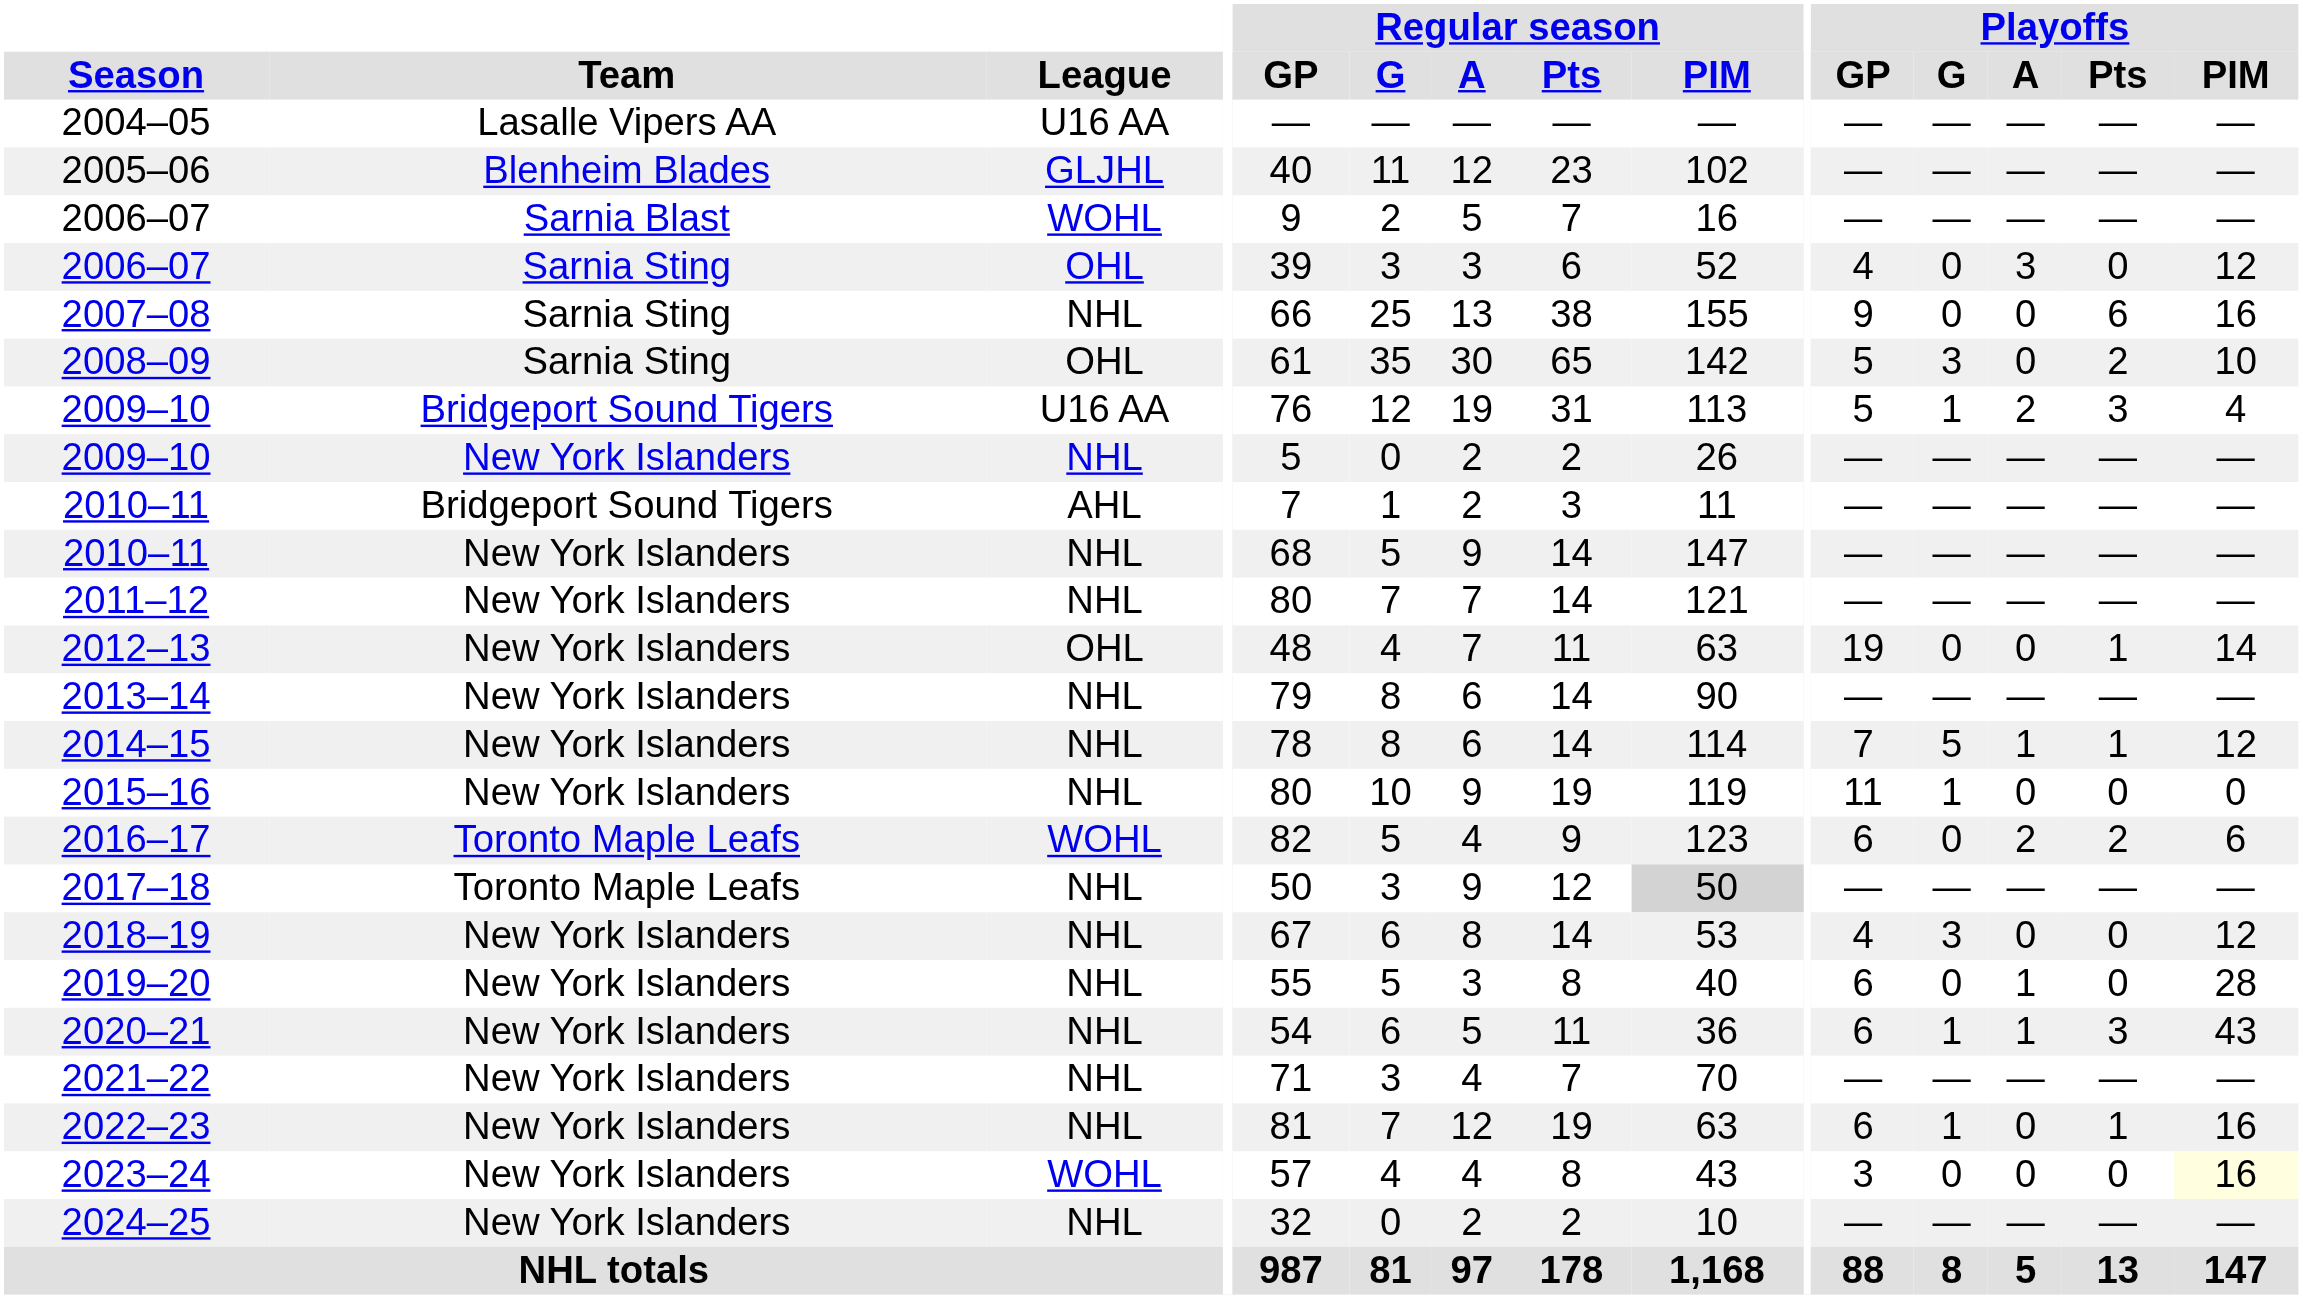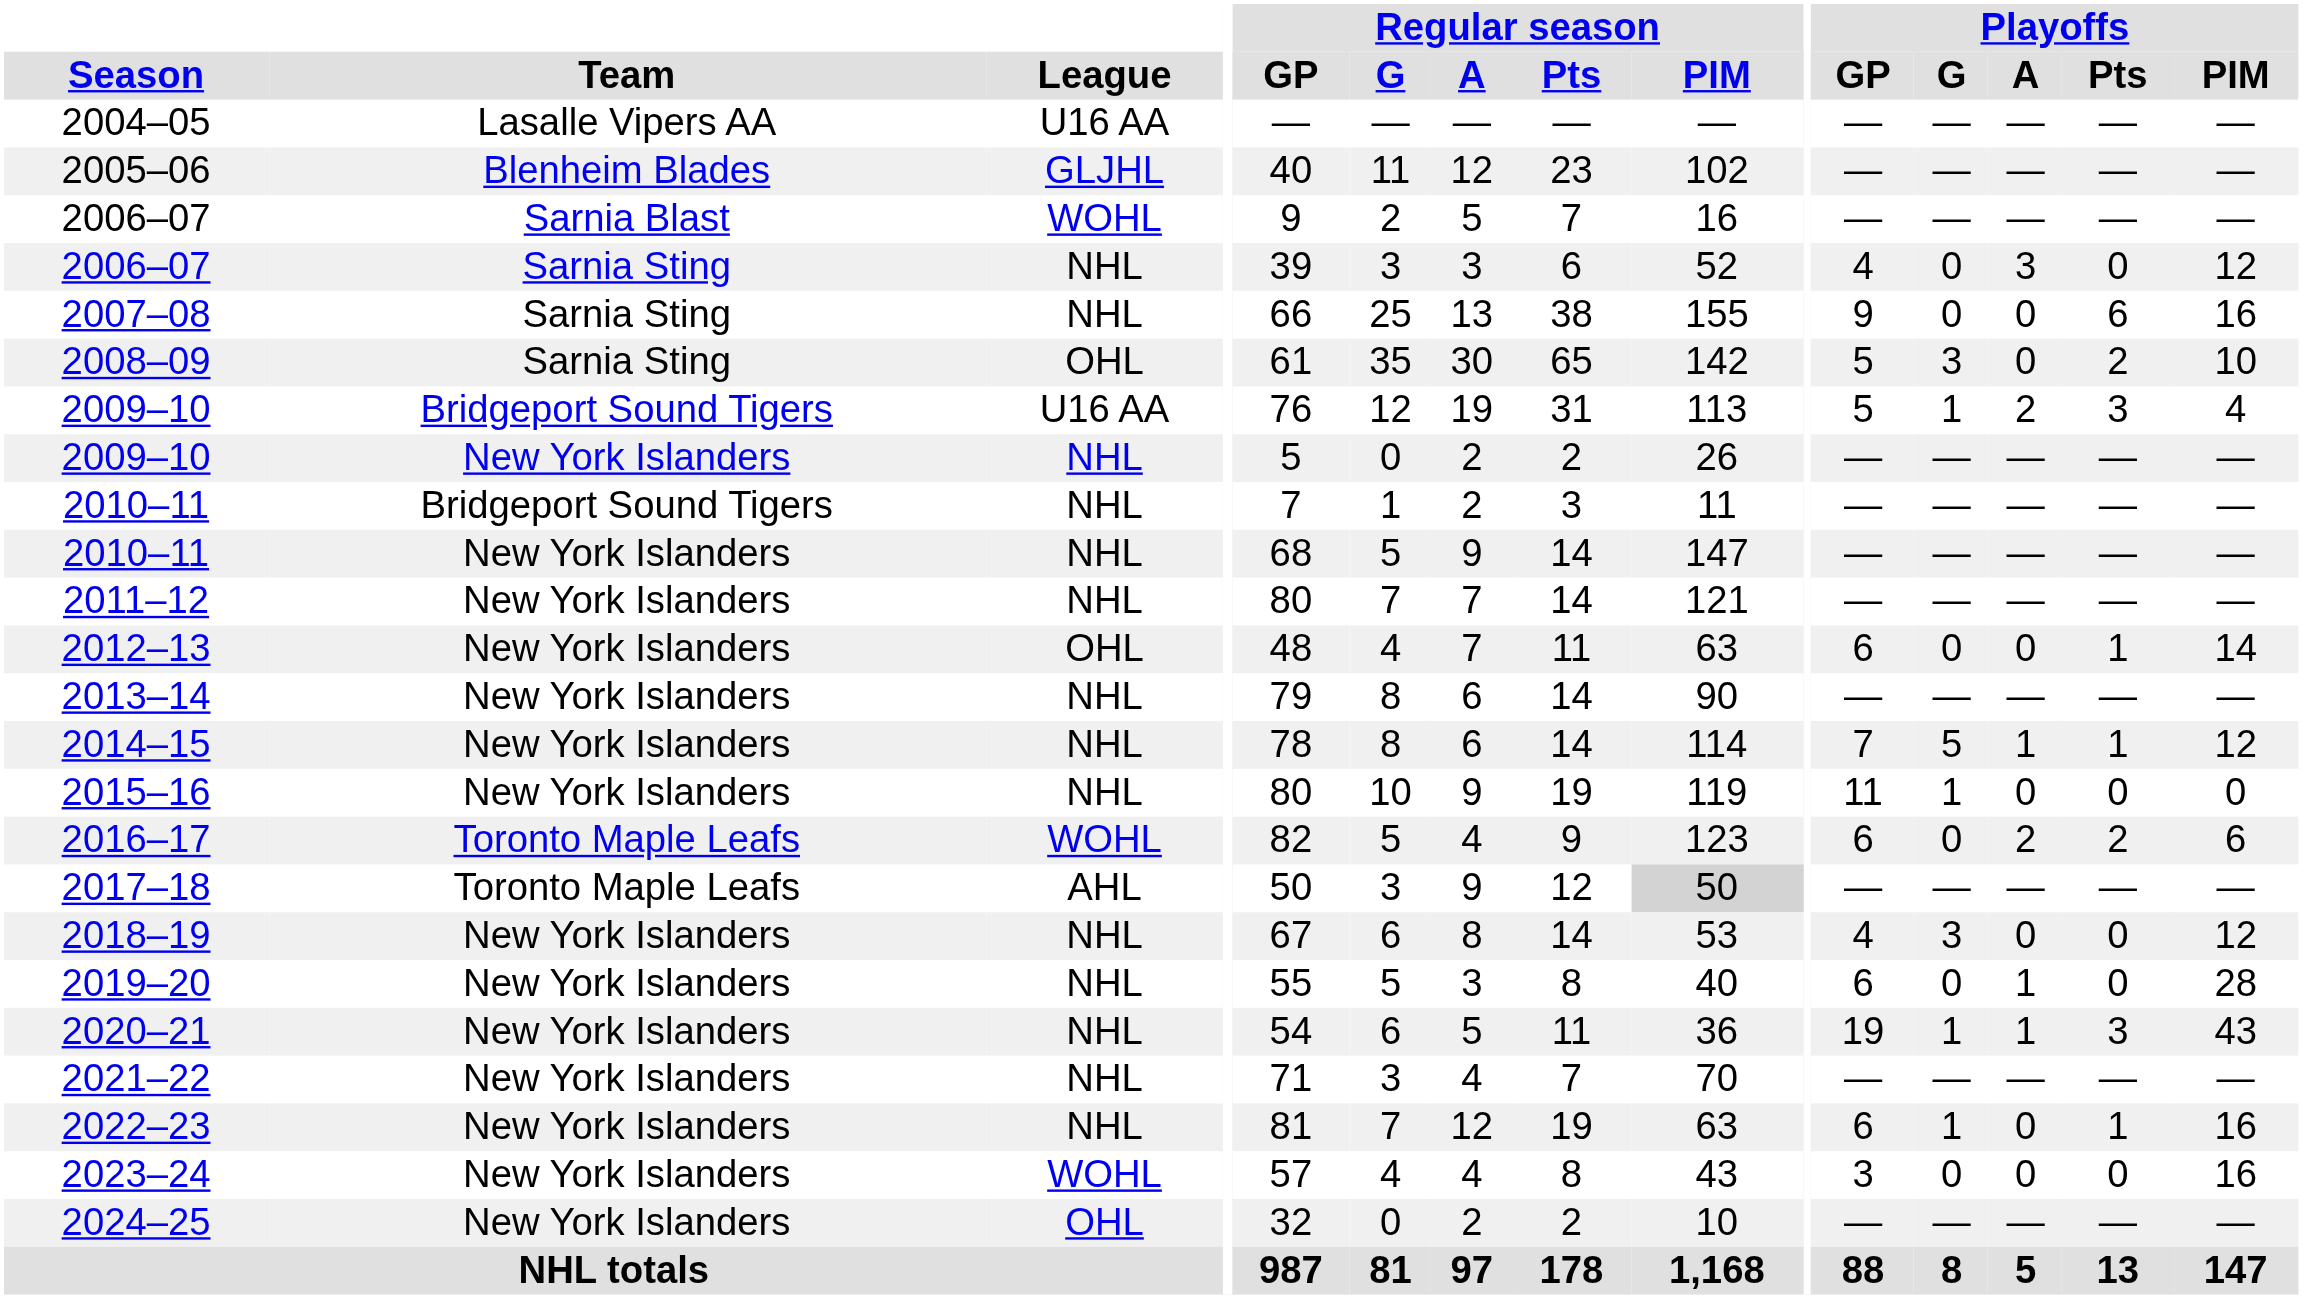(1105, 266) OHL -> (1105, 266) NHL
(1105, 505) AHL -> (1105, 505) NHL
(1863, 648) 19 -> (1863, 648) 6
(1105, 887) NHL -> (1105, 887) AHL
(1863, 1031) 6 -> (1863, 1031) 19
(2236, 1174) lightyellow background -> (2236, 1174) no background
(1105, 1222) NHL -> (1105, 1222) OHL
